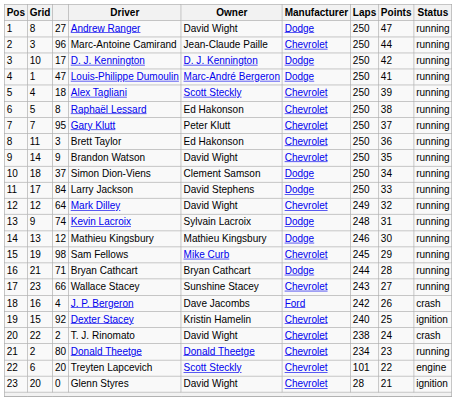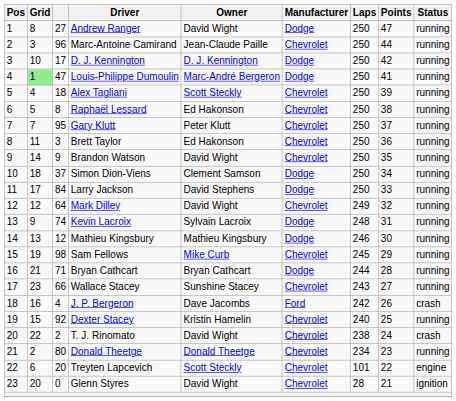(32, 76) no background -> (32, 76) lightgreen background
(432, 319) ignition -> (433, 319) running
